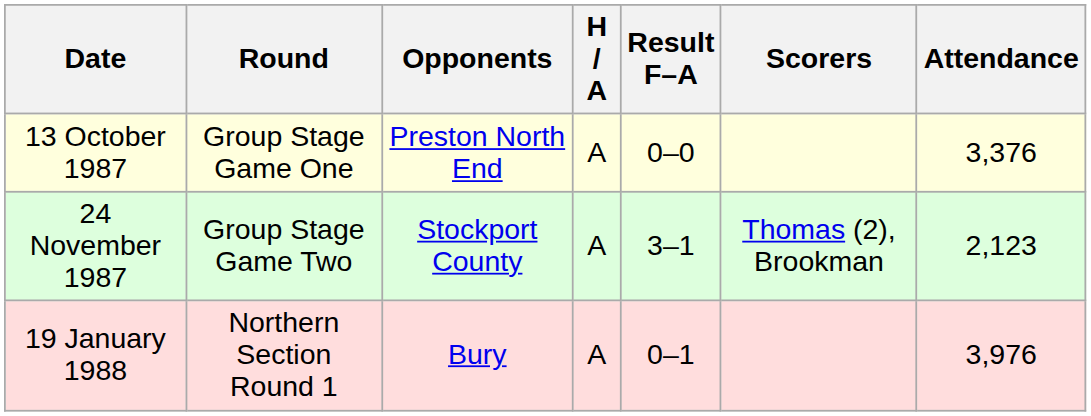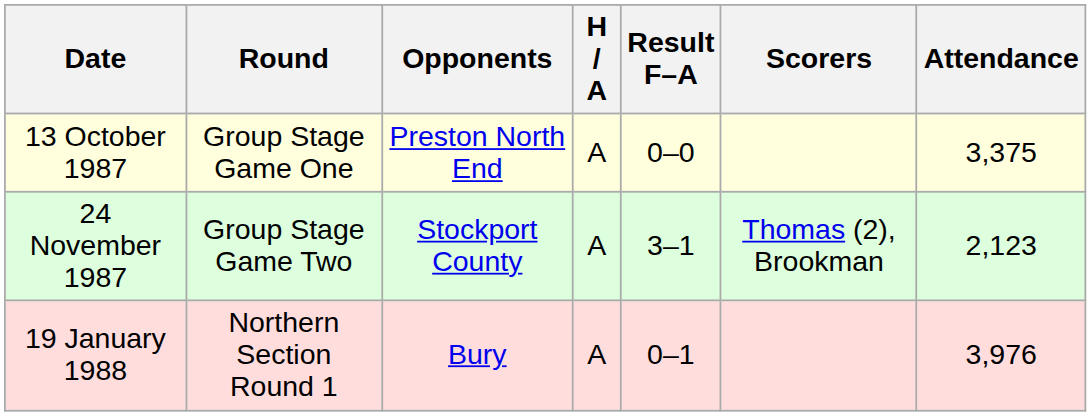(1001, 152) 3,376 -> (1001, 152) 3,375
